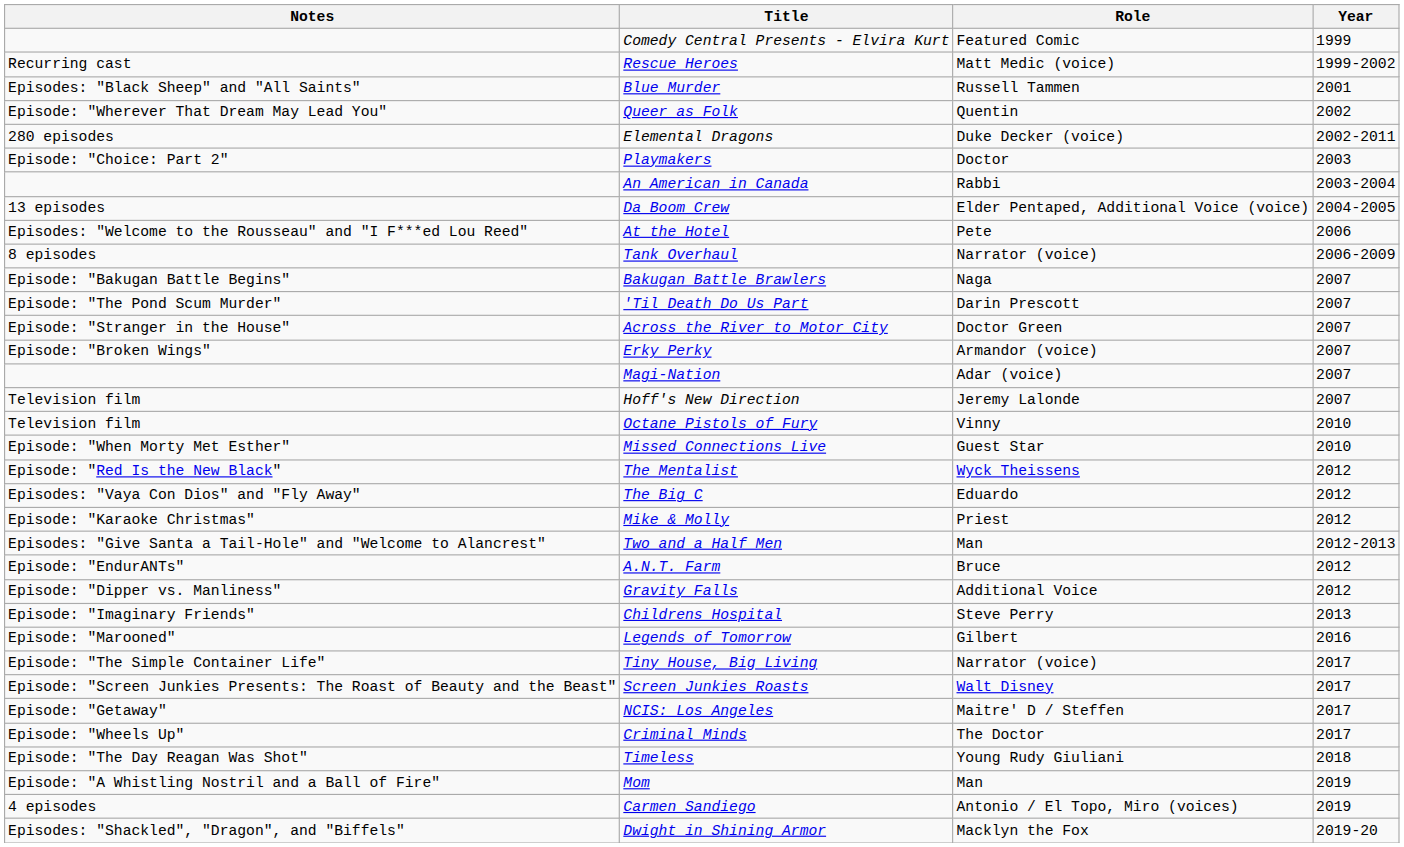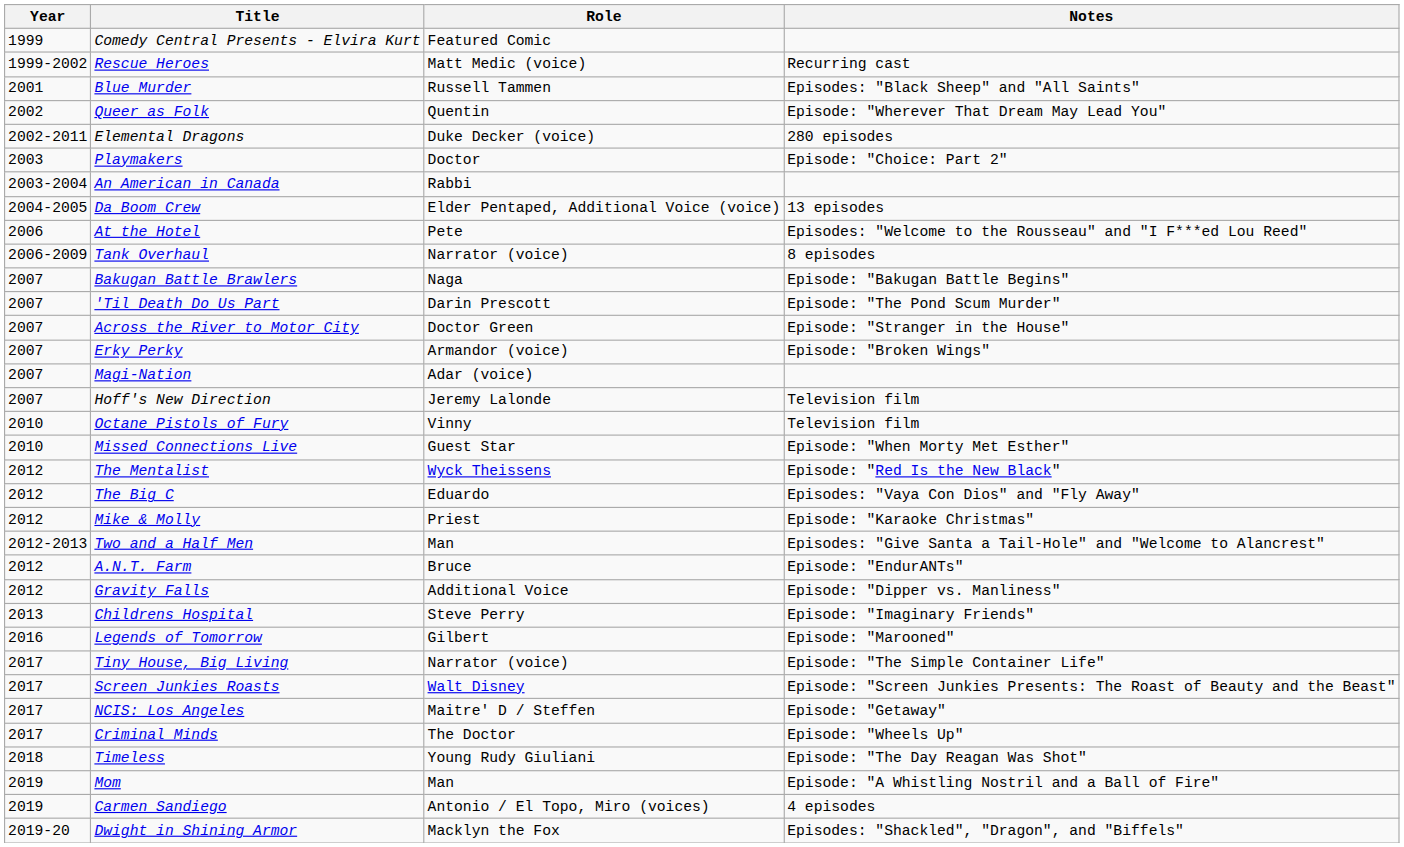columns swapped: (1356, 17) <-> (312, 17)
